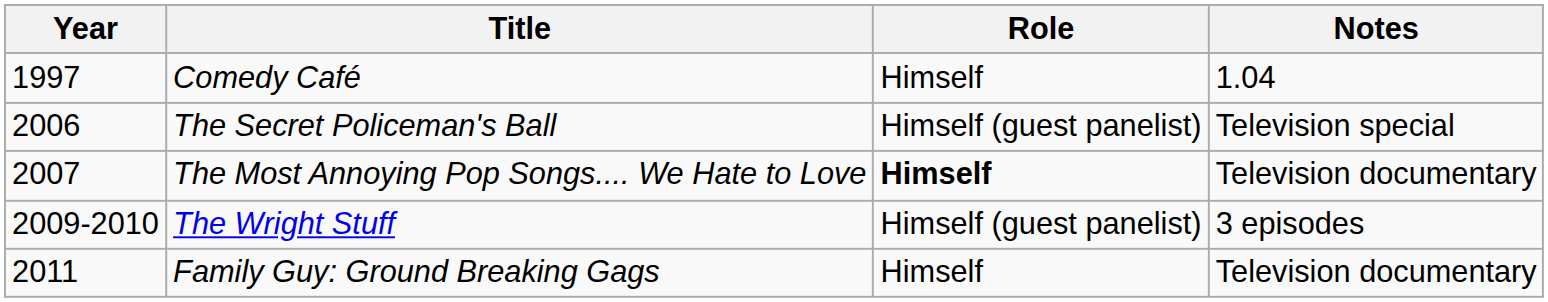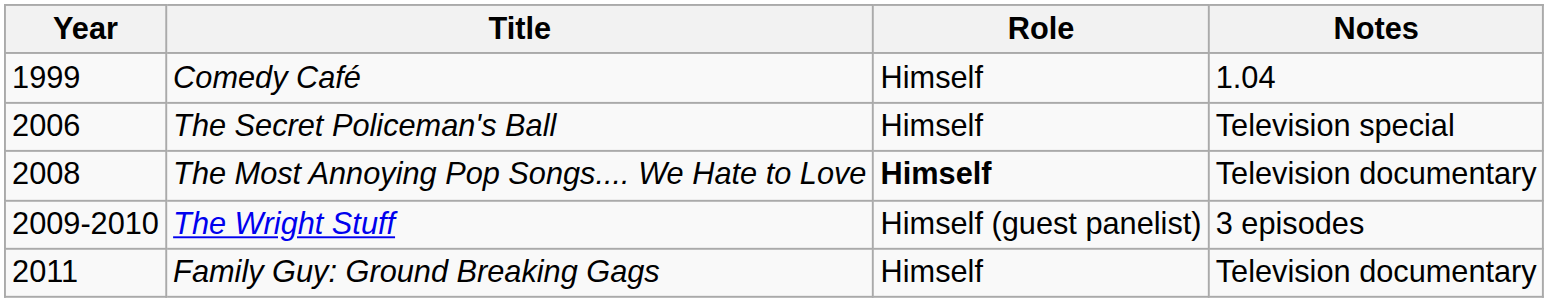(46, 77) 1997 -> (46, 77) 1999
(1041, 126) Himself (guest panelist) -> (932, 126) Himself
(46, 175) 2007 -> (46, 175) 2008
